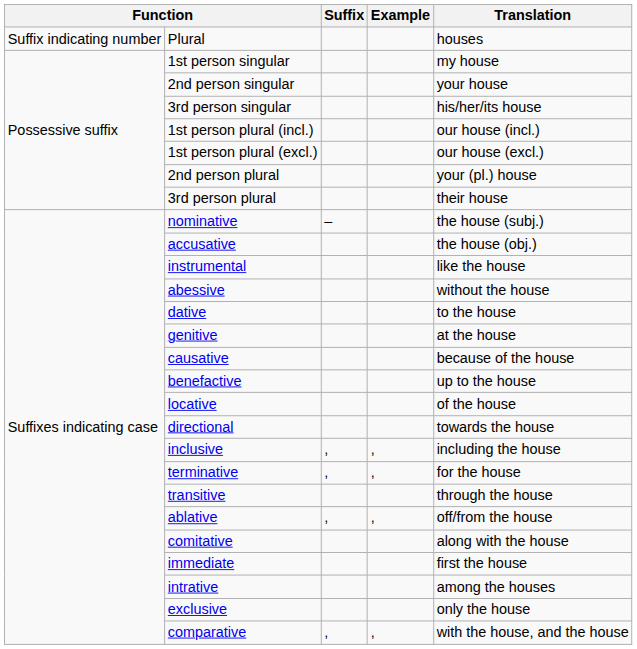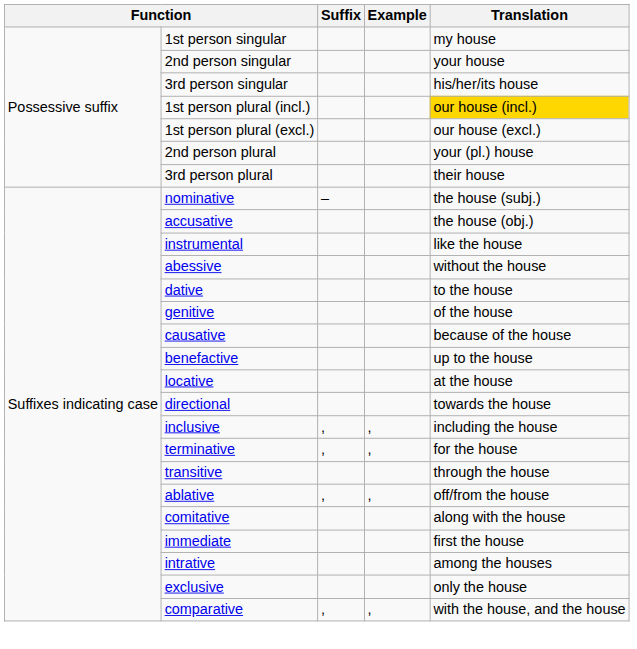- row: (186, 38)
(488, 130) no background -> (485, 107) gold background
(476, 335) at the house -> (473, 312) of the house
(476, 404) of the house -> (473, 381) at the house
